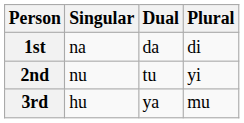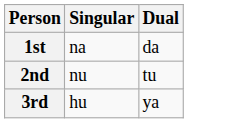- column: (211, 18)
